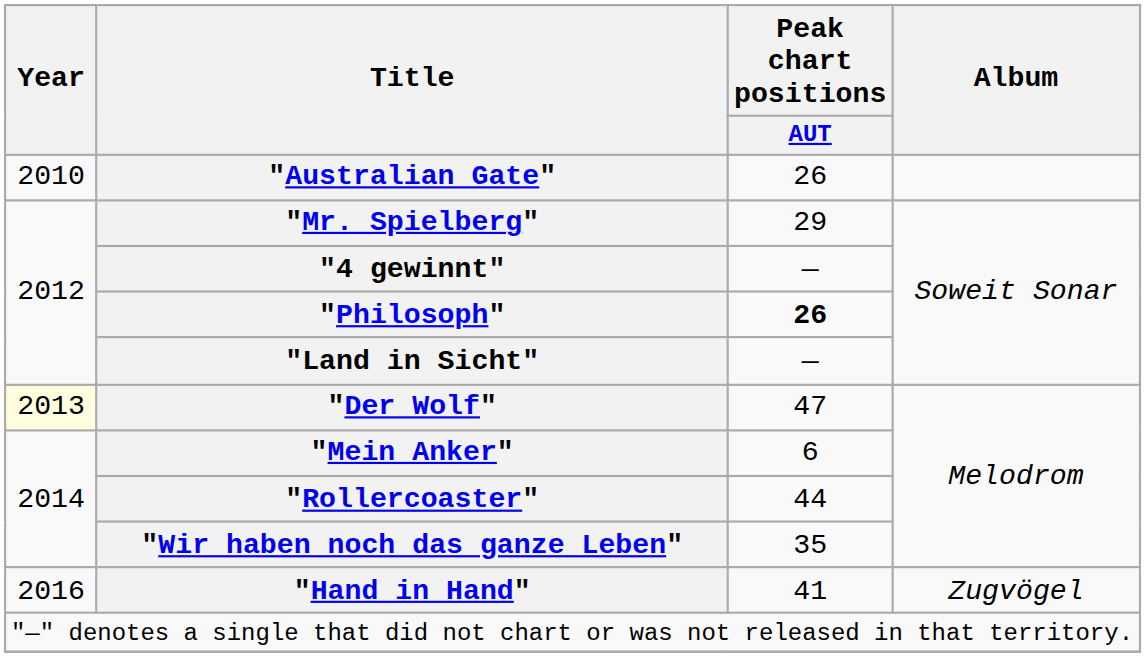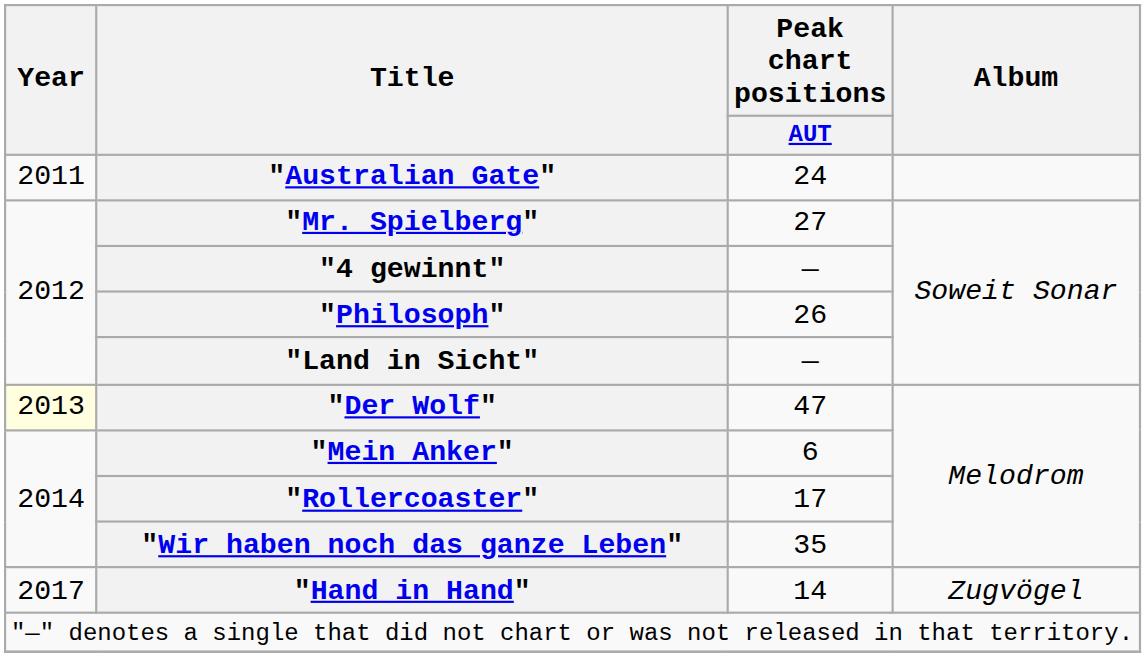(51, 177) 2010 -> (51, 177) 2011
(810, 177) 26 -> (810, 177) 24
(810, 223) 29 -> (810, 223) 27
(810, 315) bold -> (810, 315) normal
(810, 499) 44 -> (810, 499) 17
(51, 591) 2016 -> (51, 591) 2017
(810, 591) 41 -> (810, 591) 14
